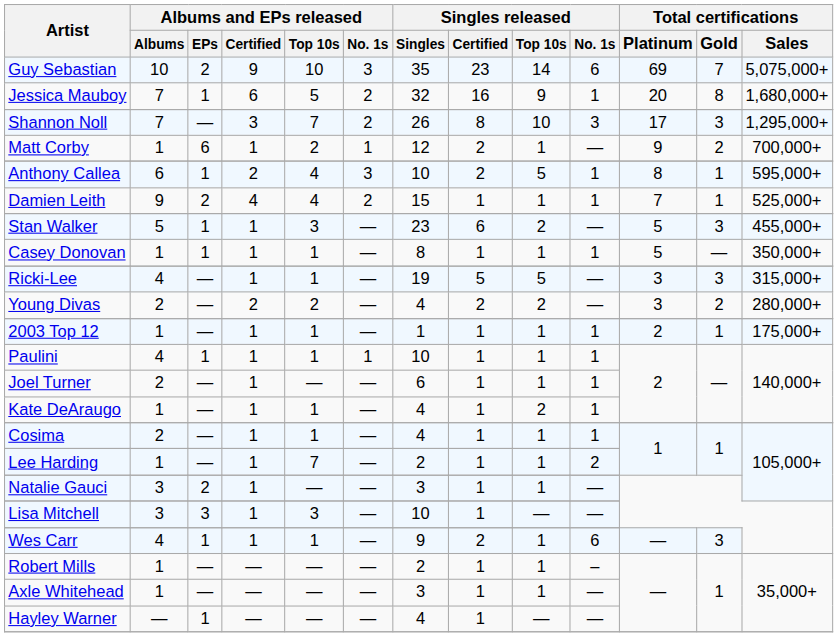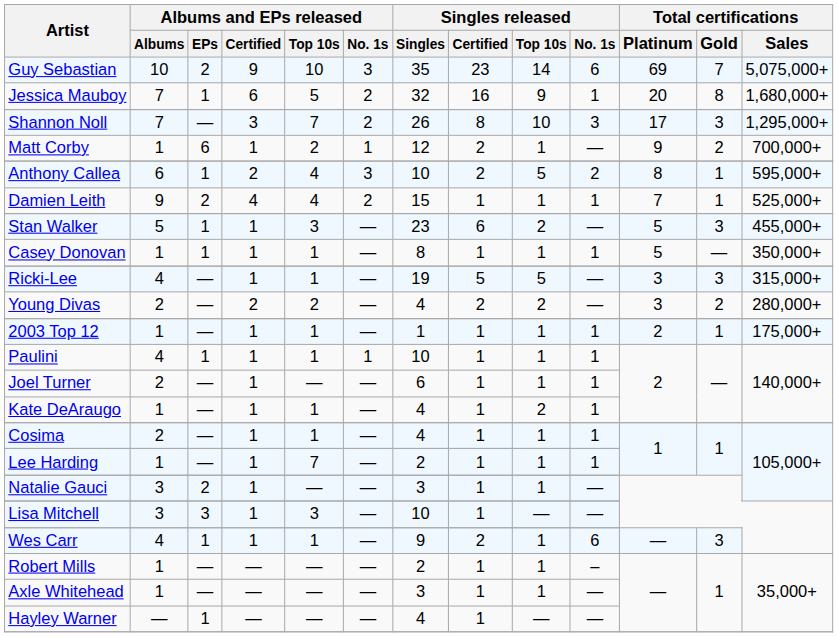(595, 174) 1 -> (595, 174) 2
(595, 461) 2 -> (595, 461) 1
